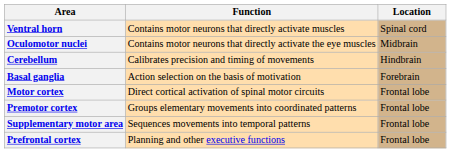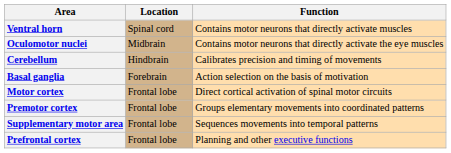columns swapped: (412, 12) <-> (252, 12)
